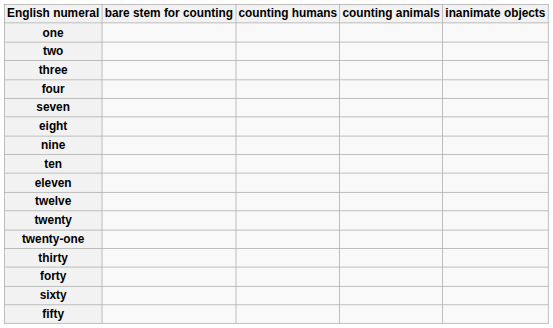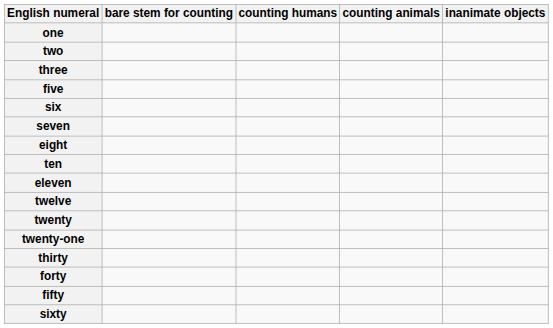- row: (53, 88)
+ row: (53, 88)
+ row: (53, 107)
- row: (53, 145)
rows swapped: (53, 314) <-> (53, 295)
